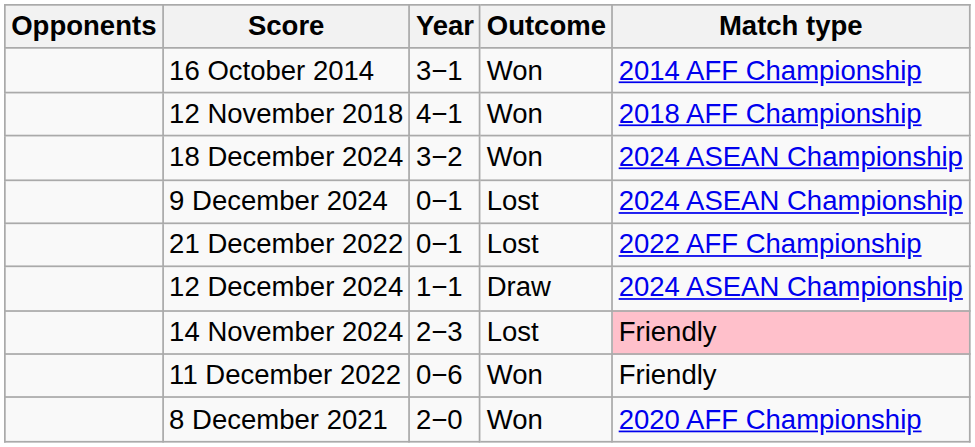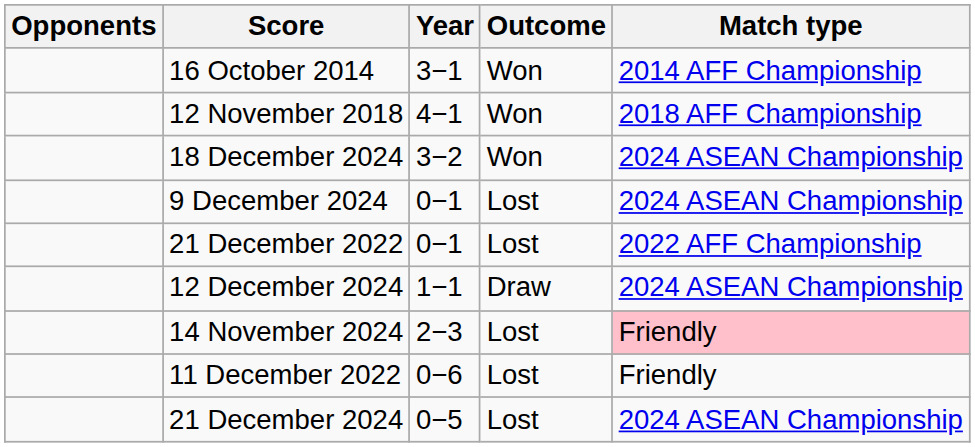(515, 375) Won -> (513, 375) Lost
- row: (279, 419)
+ row: (286, 419)
